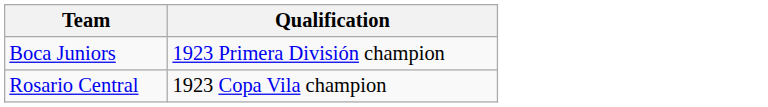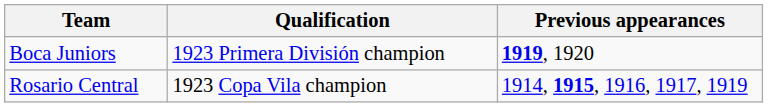+ column: (630, 20)
